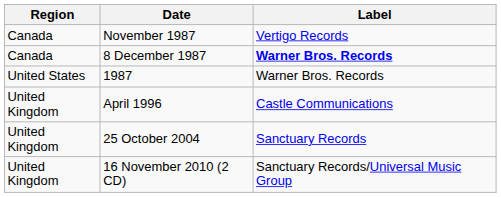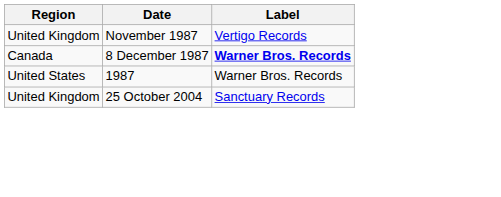(30, 35) Canada -> (53, 35) United Kingdom
- row: (132, 104)
- row: (166, 174)
